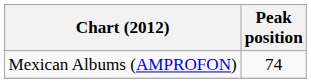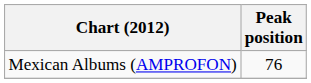(274, 64) 74 -> (274, 64) 76
